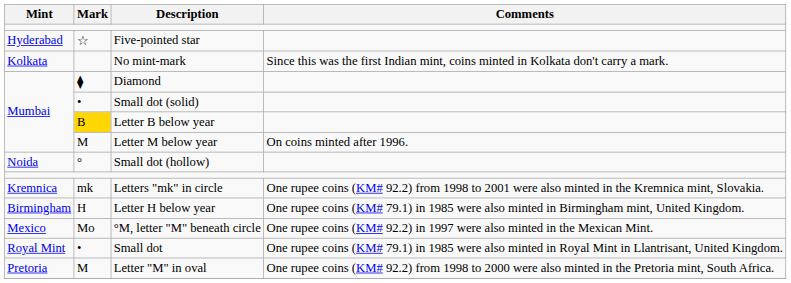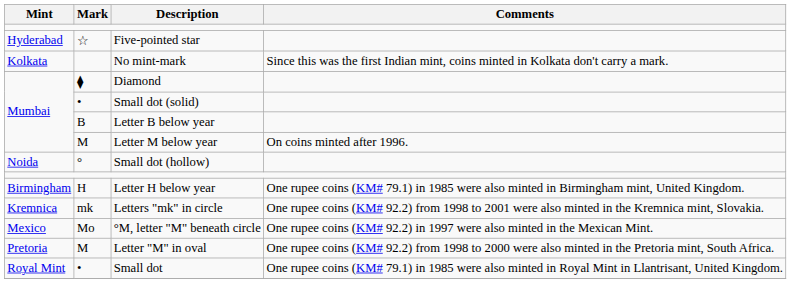(81, 122) gold background -> (81, 122) no background
rows swapped: (39, 208) <-> (32, 188)
rows swapped: (27, 268) <-> (36, 248)
